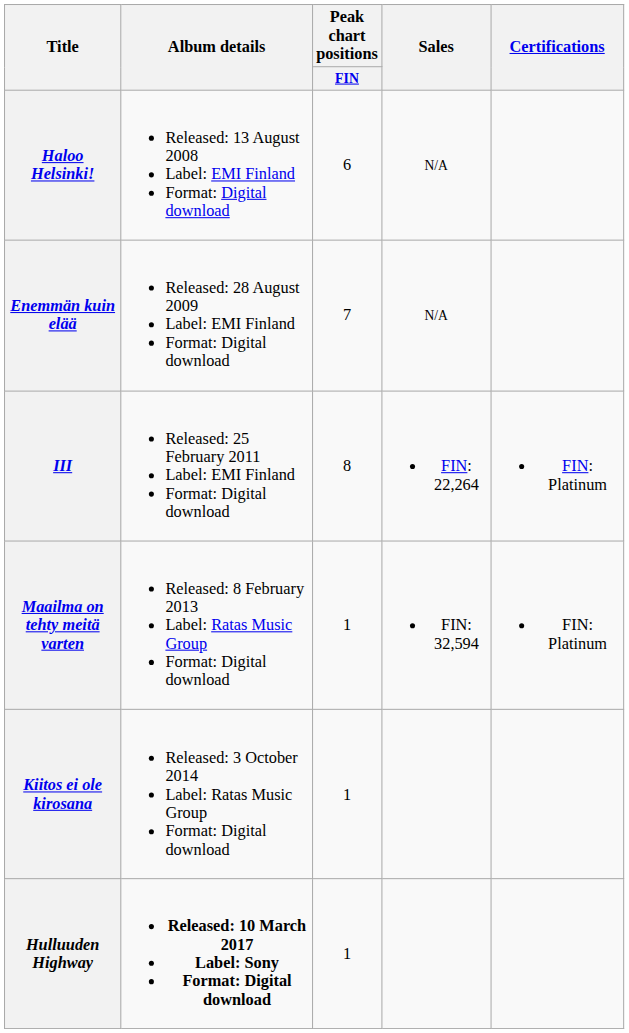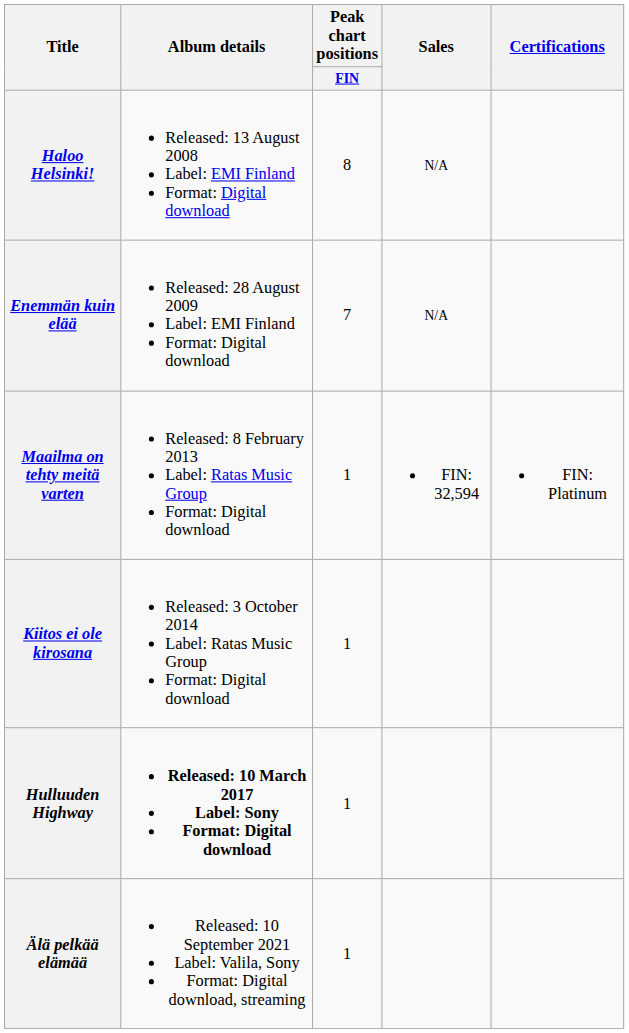(347, 165) 6 -> (347, 165) 8
- row: (63, 465)
+ row: (63, 953)
